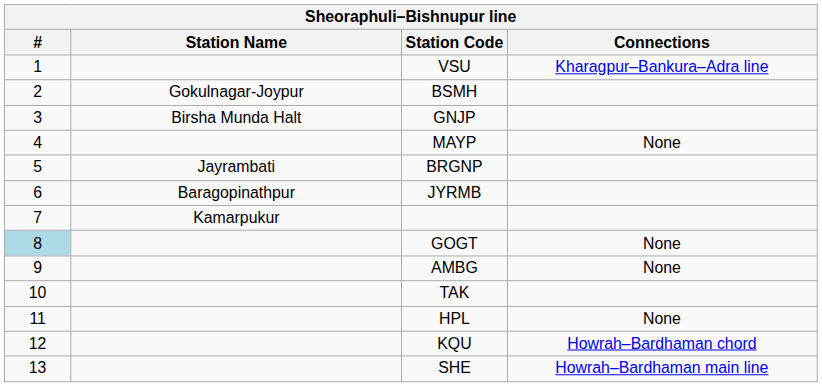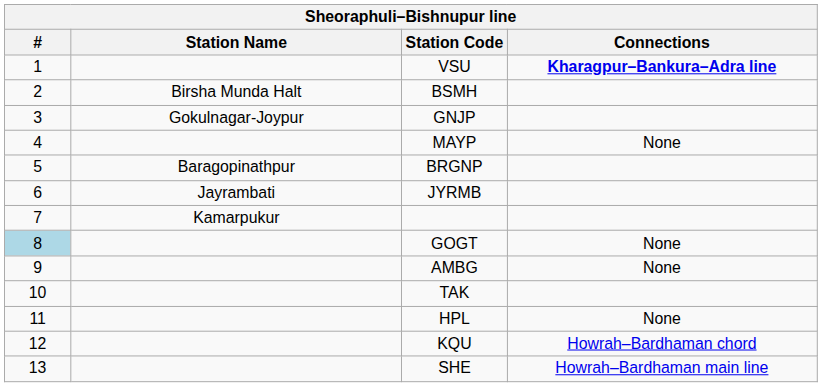(662, 67) normal -> (662, 67) bold
(236, 92) Gokulnagar-Joypur -> (236, 92) Birsha Munda Halt
(236, 117) Birsha Munda Halt -> (236, 117) Gokulnagar-Joypur
(236, 167) Jayrambati -> (236, 167) Baragopinathpur
(236, 192) Baragopinathpur -> (236, 192) Jayrambati
